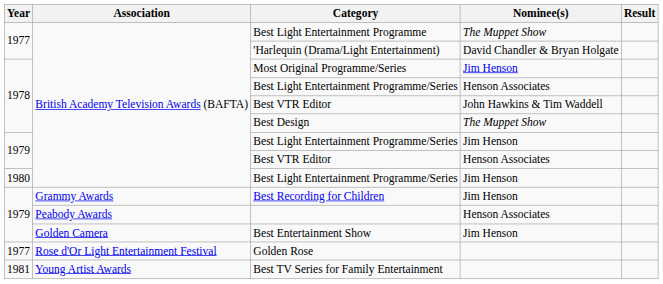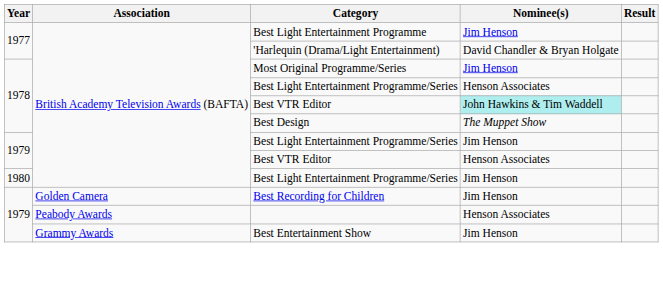(505, 31) The Muppet Show -> (490, 31) Jim Henson
(533, 104) no background -> (533, 104) paleturquoise background
(74, 196) Grammy Awards -> (72, 196) Golden Camera
(72, 232) Golden Camera -> (74, 232) Grammy Awards
- row: (19, 251)
- row: (19, 269)
